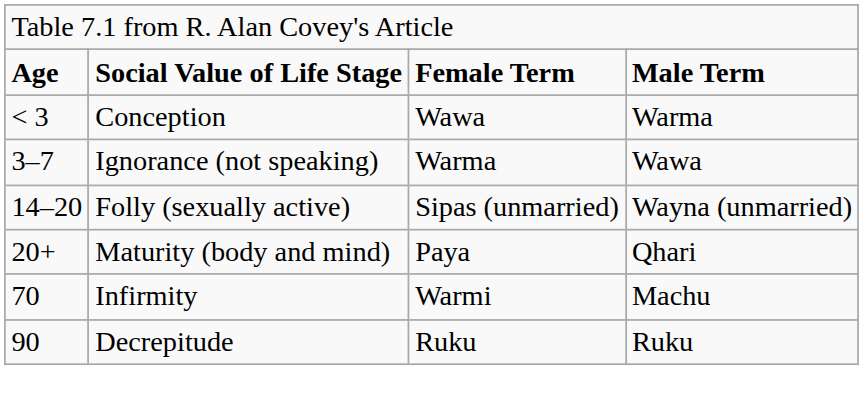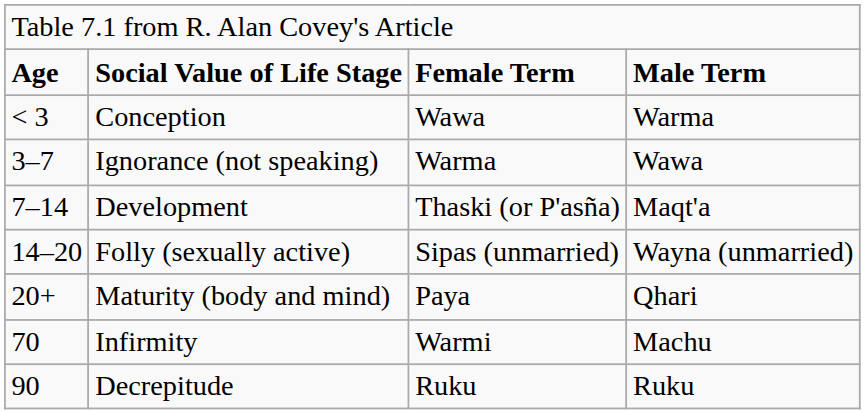+ row: (172, 206)
